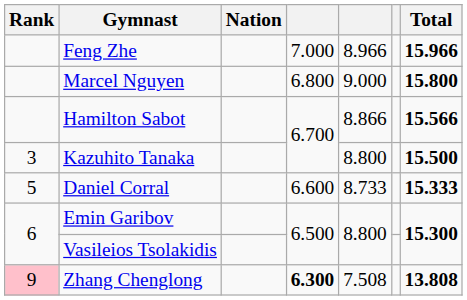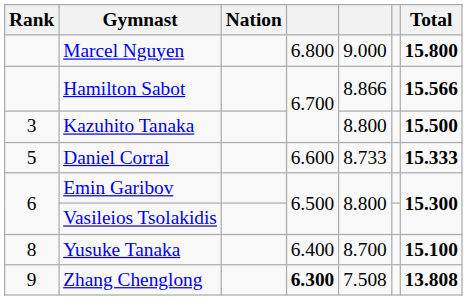- row: (100, 50)
+ row: (122, 249)
(32, 280) pink background -> (32, 280) no background
